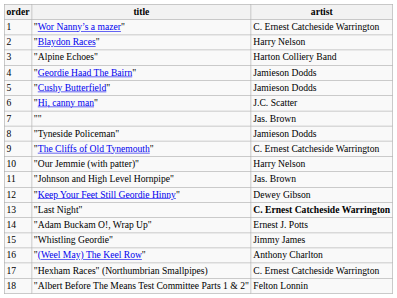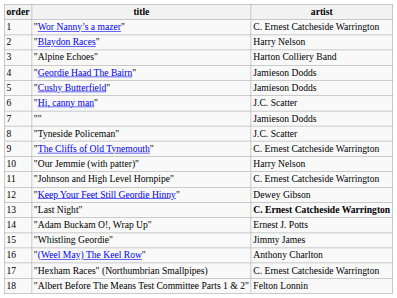(275, 118) Jas. Brown -> (285, 118) Jamieson Dodds
(285, 133) Jamieson Dodds -> (275, 133) J.C. Scatter
(275, 179) Jas. Brown -> (316, 179) C. Ernest Catcheside Warrington
